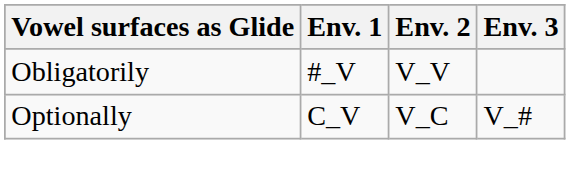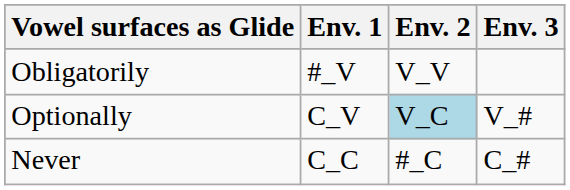(422, 116) no background -> (422, 116) lightblue background
+ row: (46, 160)
